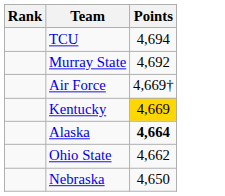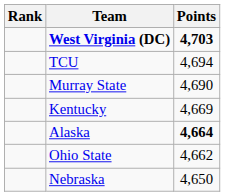+ row: (110, 39)
(153, 62) 4,692 -> (196, 86) 4,690
- row: (77, 86)
(153, 109) gold background -> (196, 109) no background
